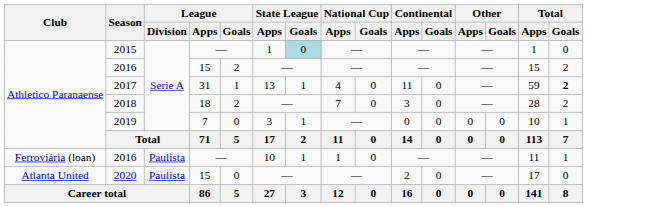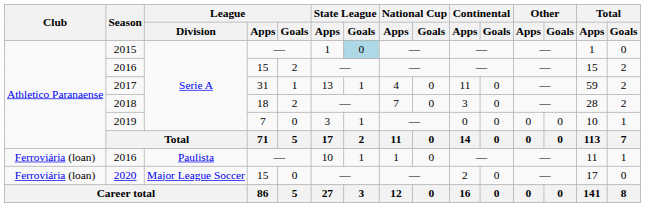(566, 85) bold -> (624, 85) normal
(55, 175) Atlanta United -> (55, 175) Ferroviária (loan)
(167, 175) Paulista -> (196, 175) Major League Soccer
